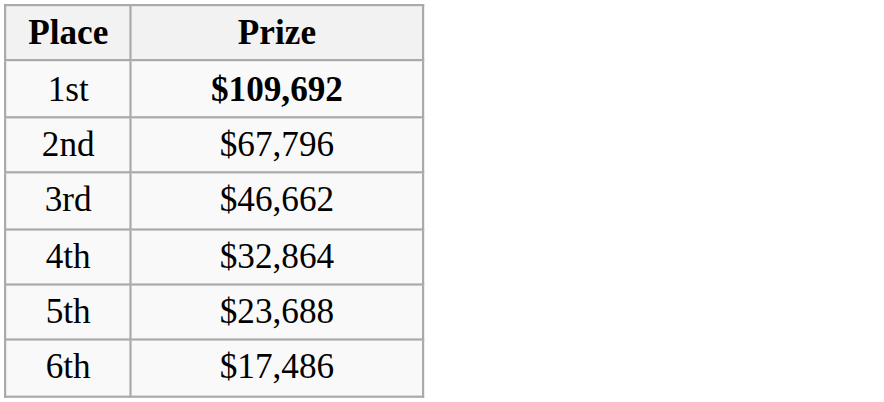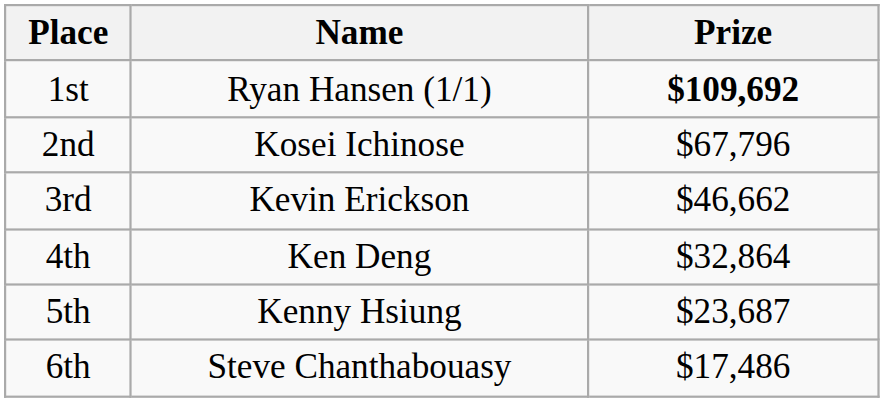+ column: (359, 32)
(277, 311) $23,688 -> (733, 311) $23,687
